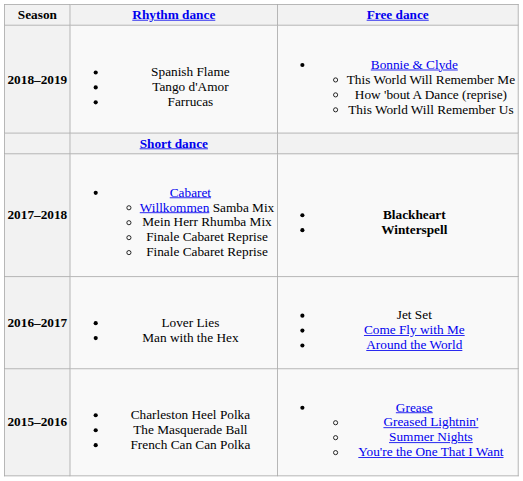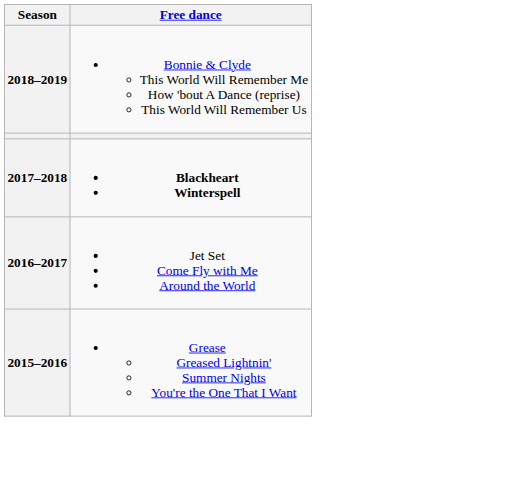- column: (174, 15)
